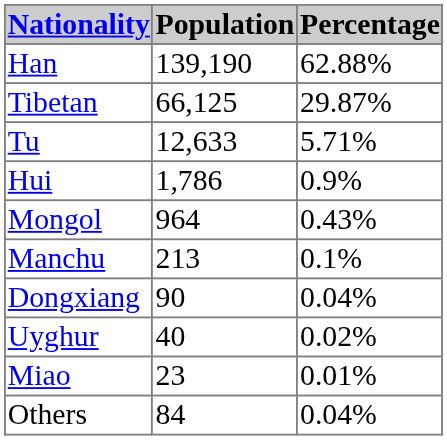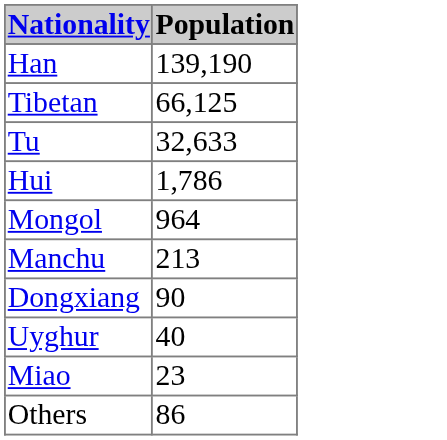- column: (370, 24)
(196, 141) 12,633 -> (196, 141) 32,633
(170, 414) 84 -> (170, 414) 86
